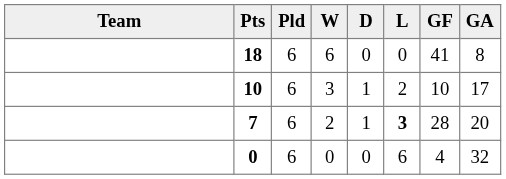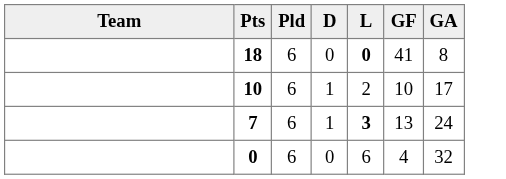- column: (330, 21)
(402, 55) normal -> (366, 55) bold
(440, 123) 28 -> (404, 123) 13
(480, 123) 20 -> (444, 123) 24
